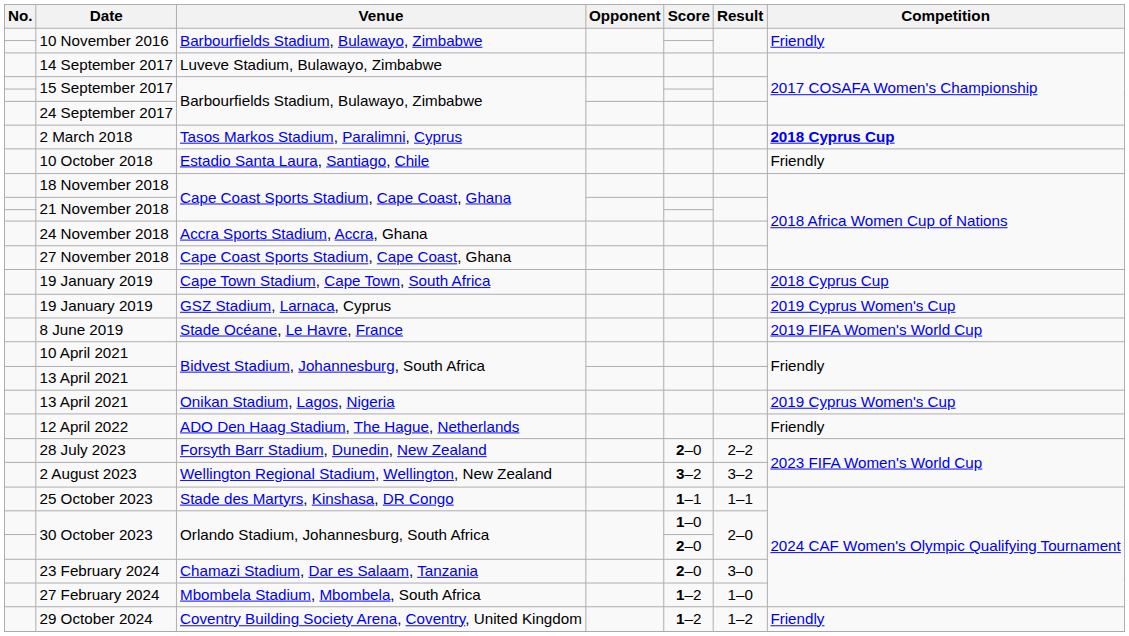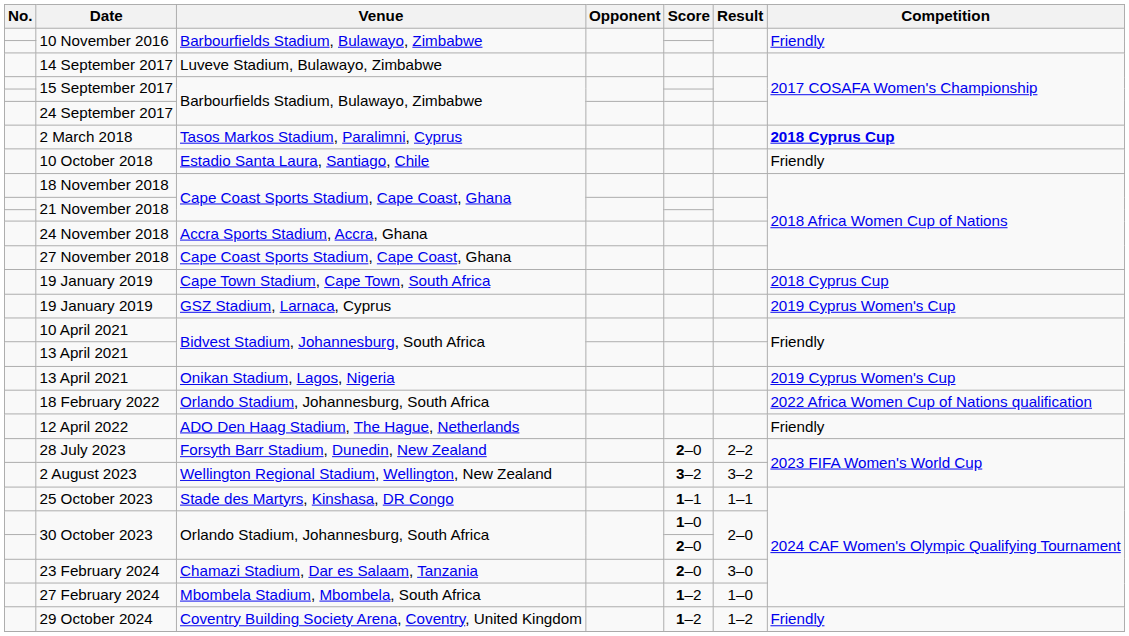- row: (81, 329)
+ row: (99, 402)
